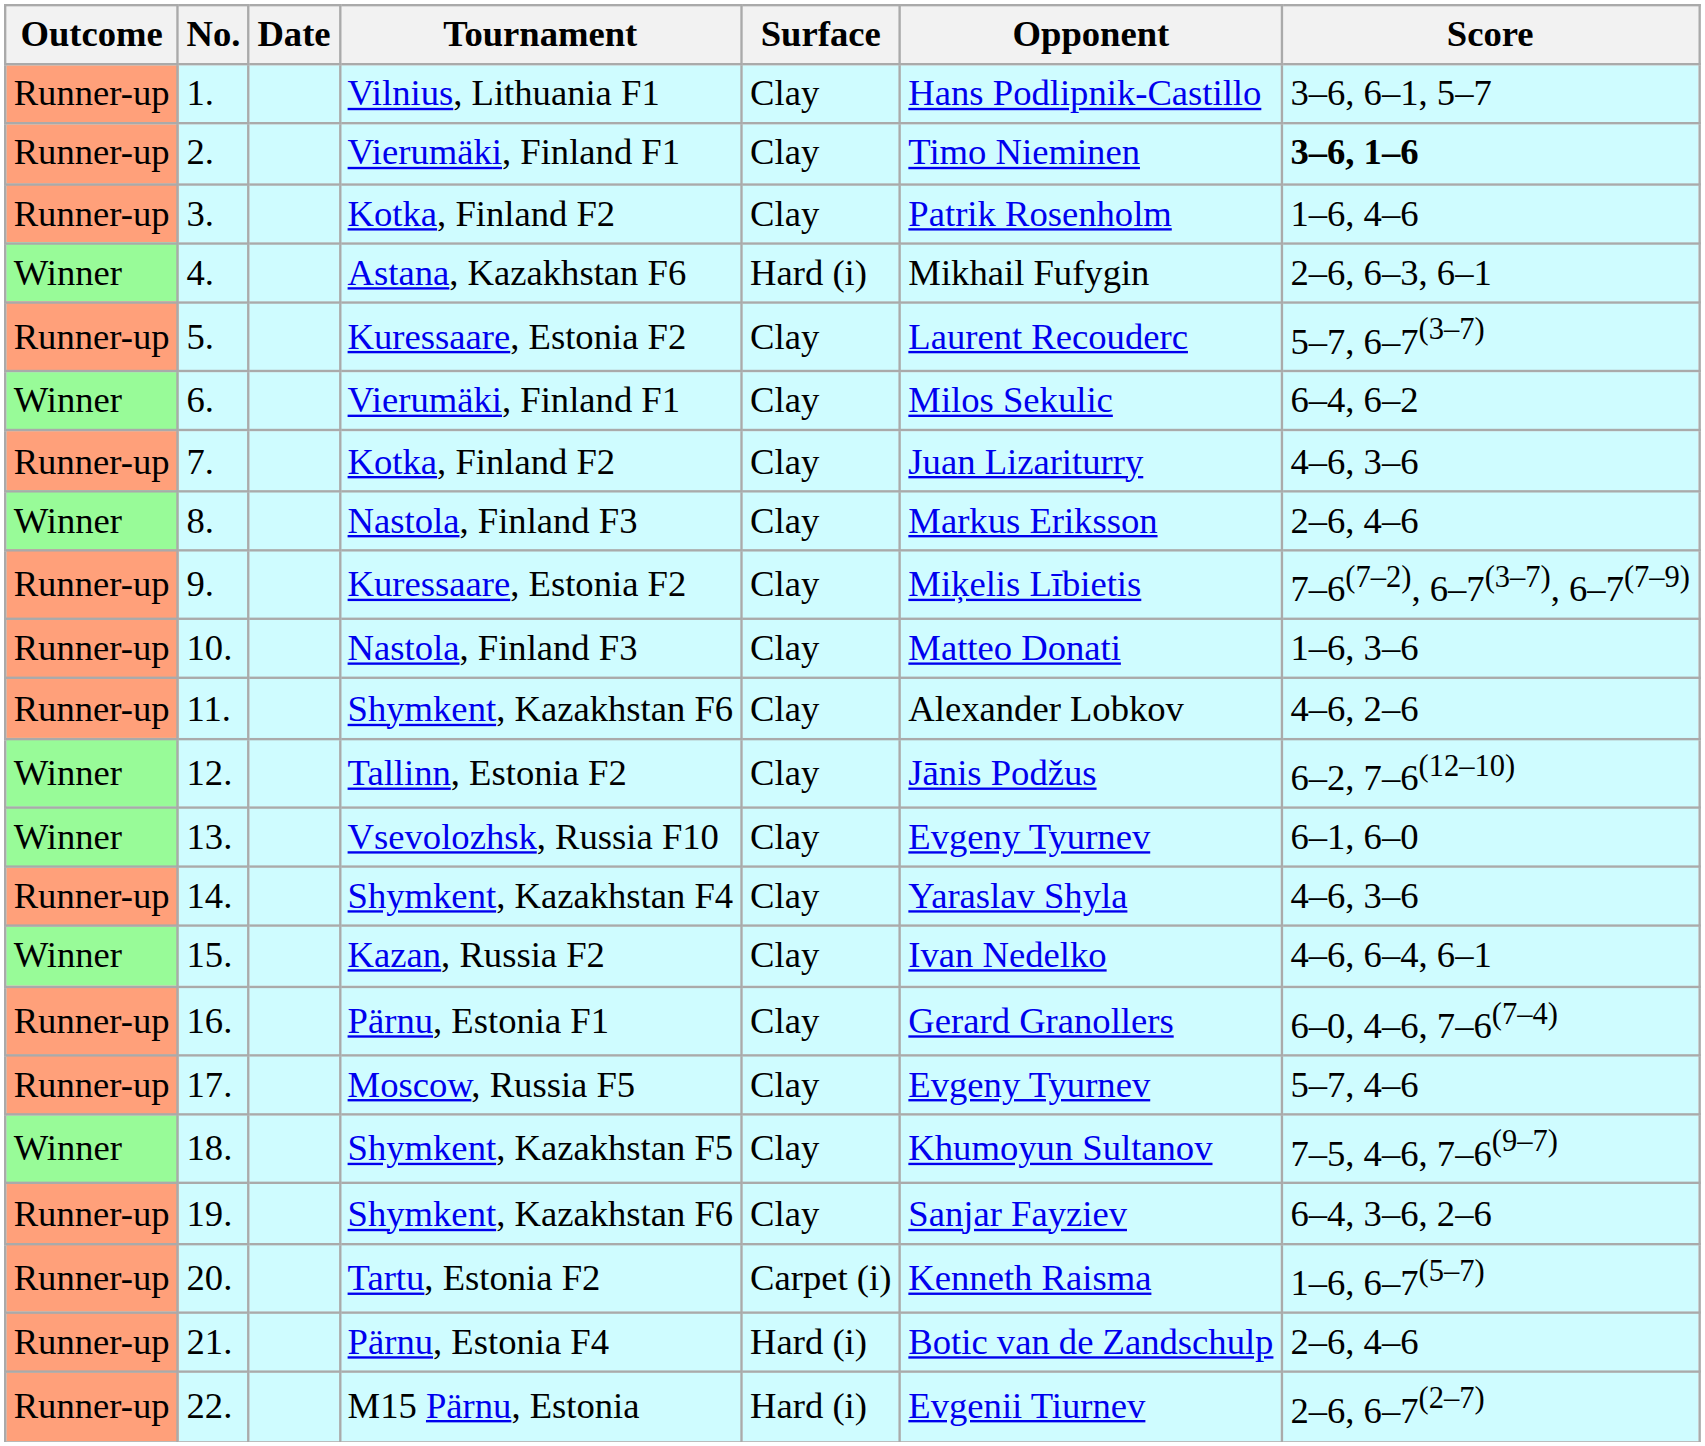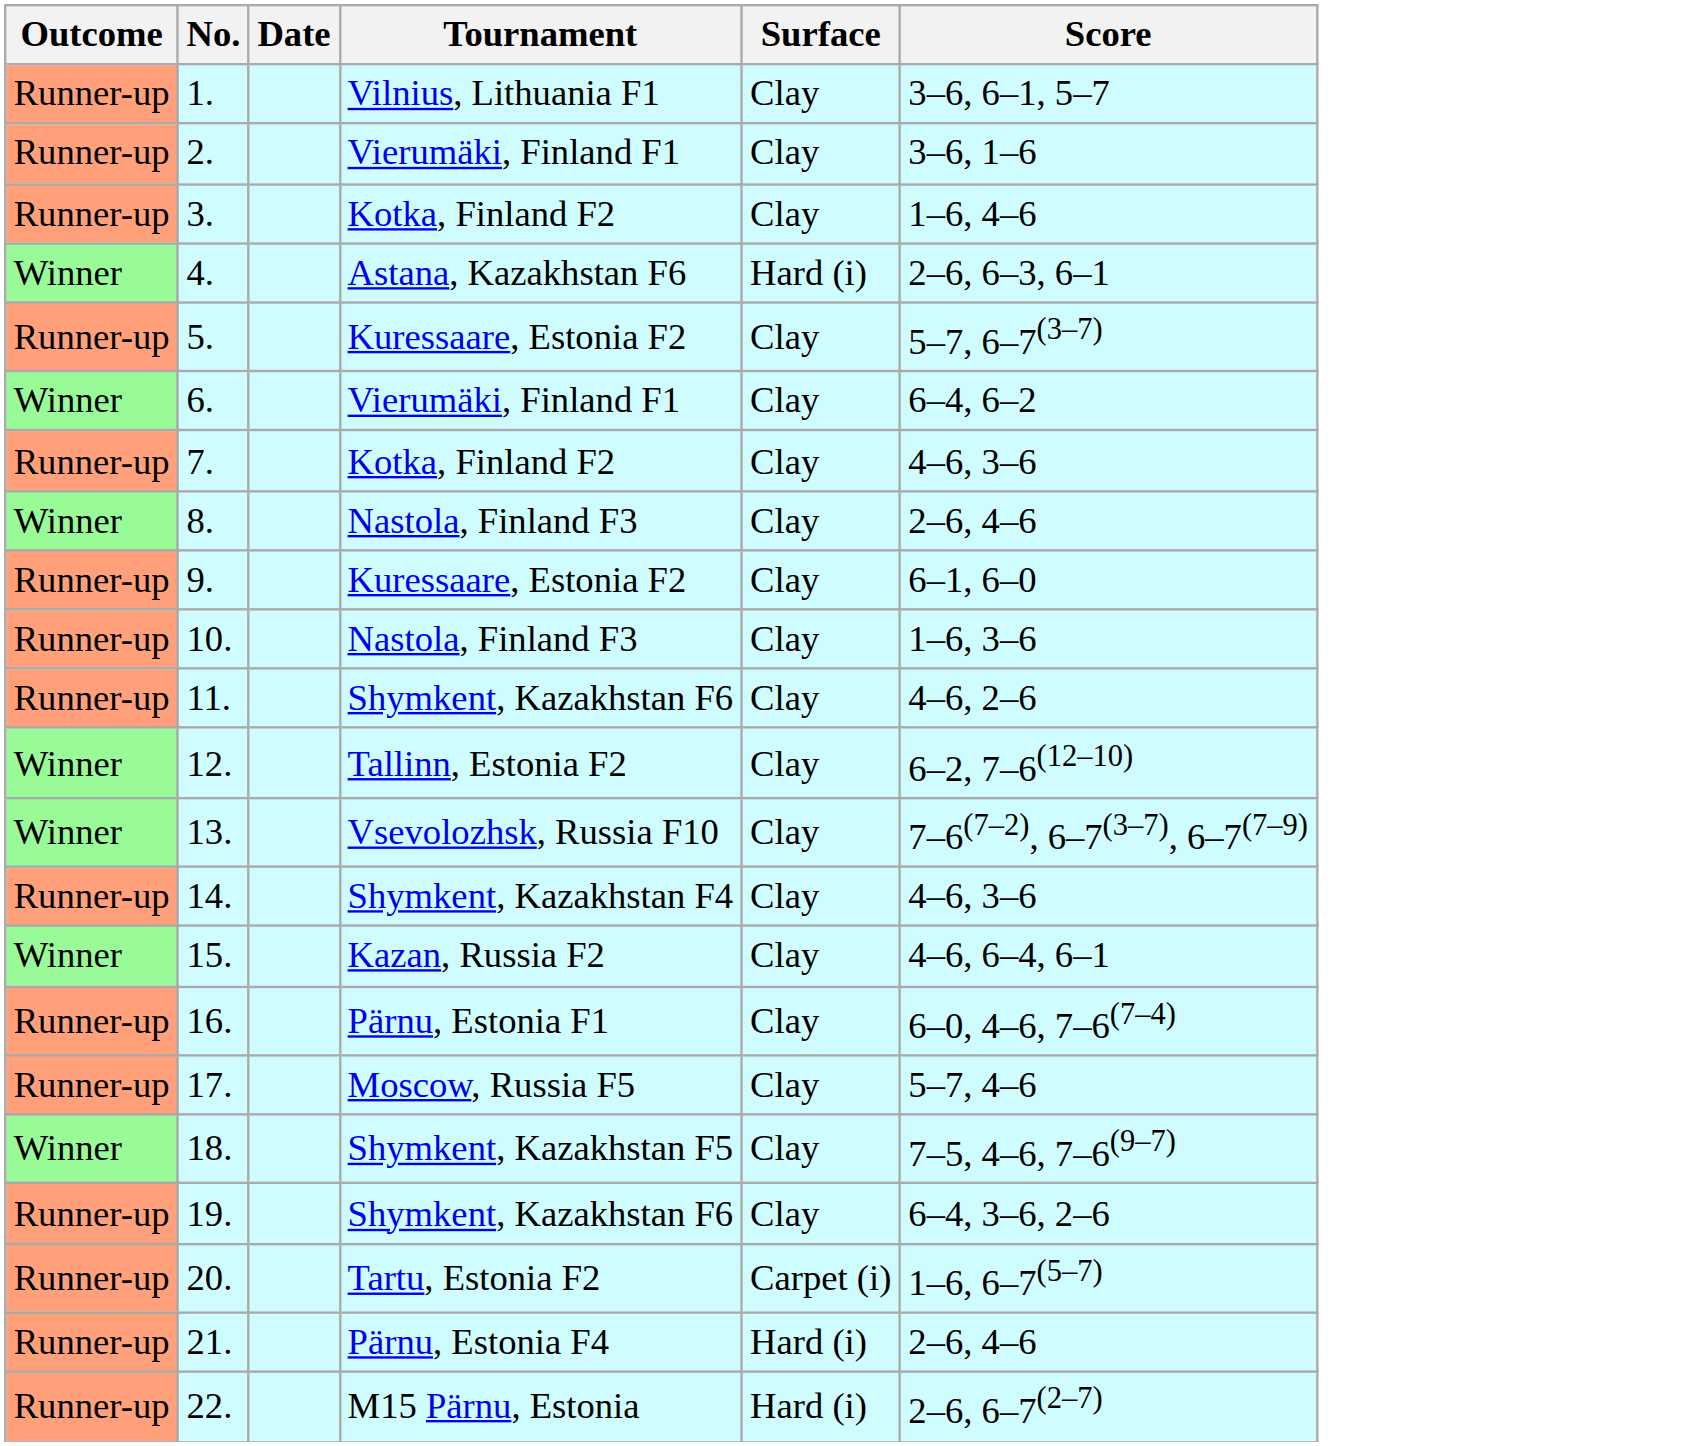- column: (1091, 33)
(1354, 152) bold -> (972, 152) normal
(1490, 583) 7–6(7–2), 6–7(3–7), 6–7(7–9) -> (972, 578) 6–1, 6–0
(1354, 836) 6–1, 6–0 -> (1108, 831) 7–6(7–2), 6–7(3–7), 6–7(7–9)
